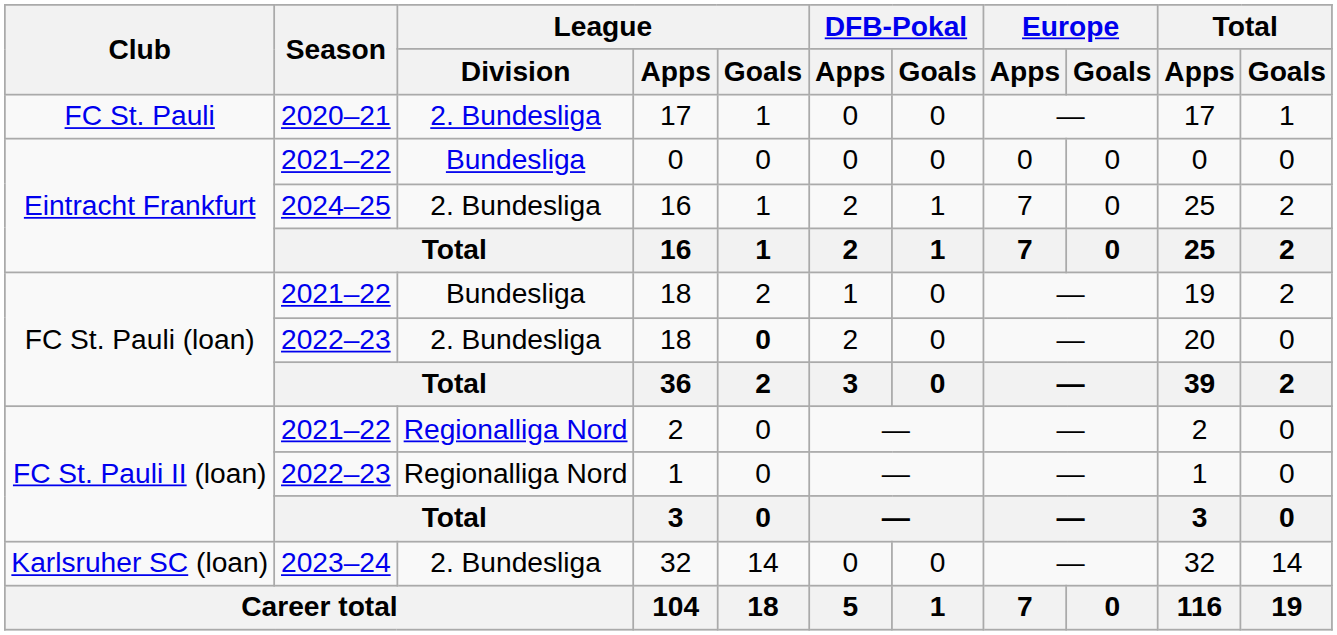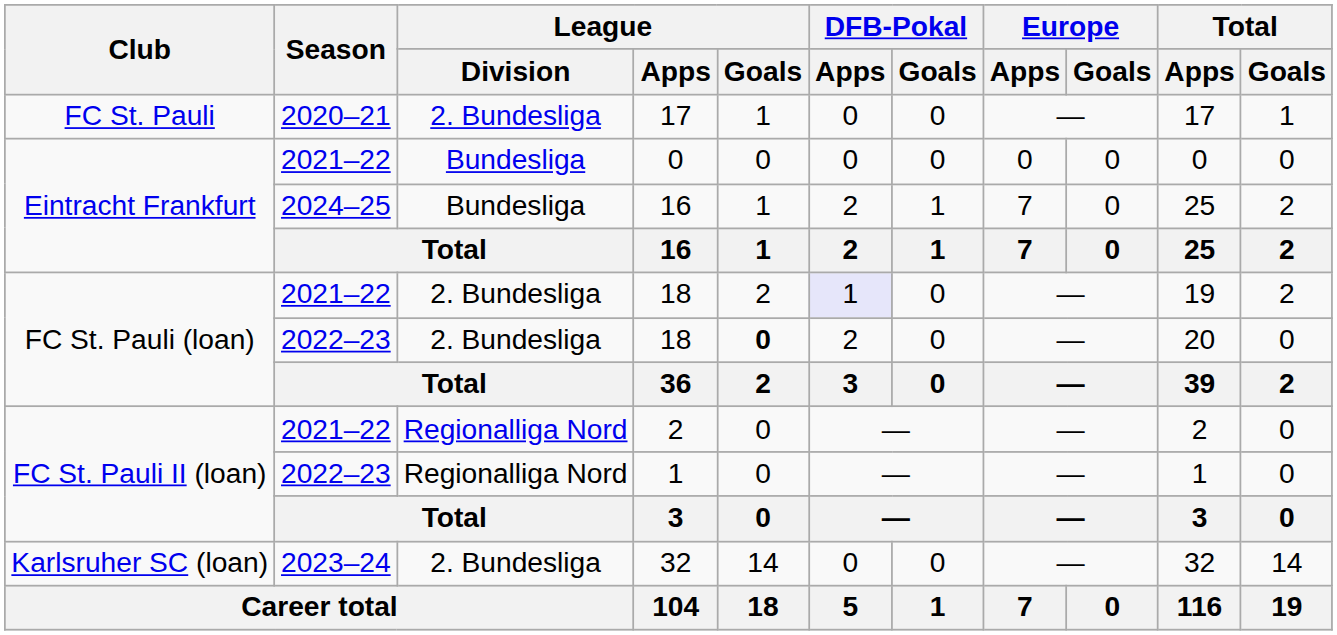(516, 205) 2. Bundesliga -> (516, 205) Bundesliga
(516, 294) Bundesliga -> (516, 294) 2. Bundesliga
(850, 294) no background -> (850, 294) lavender background
